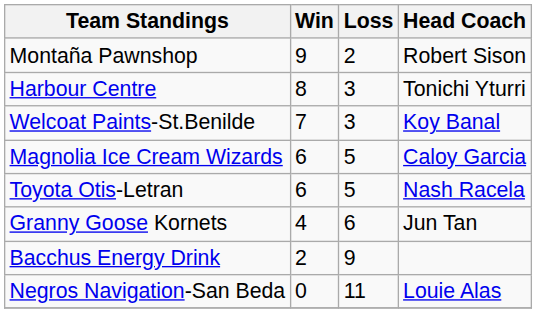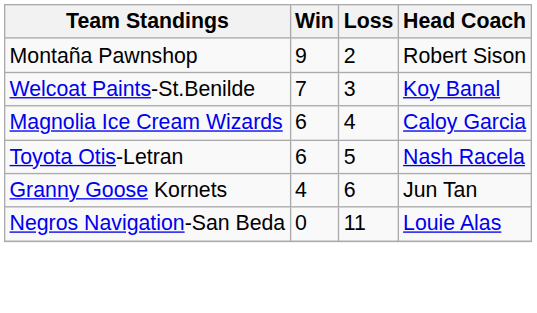- row: (83, 88)
(350, 156) 5 -> (350, 122) 4
- row: (115, 257)
